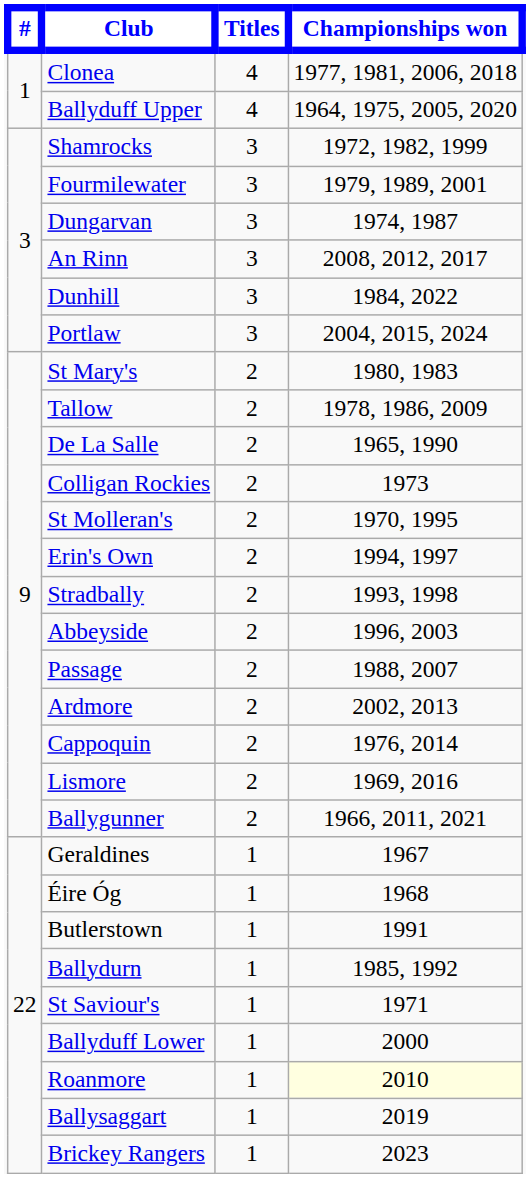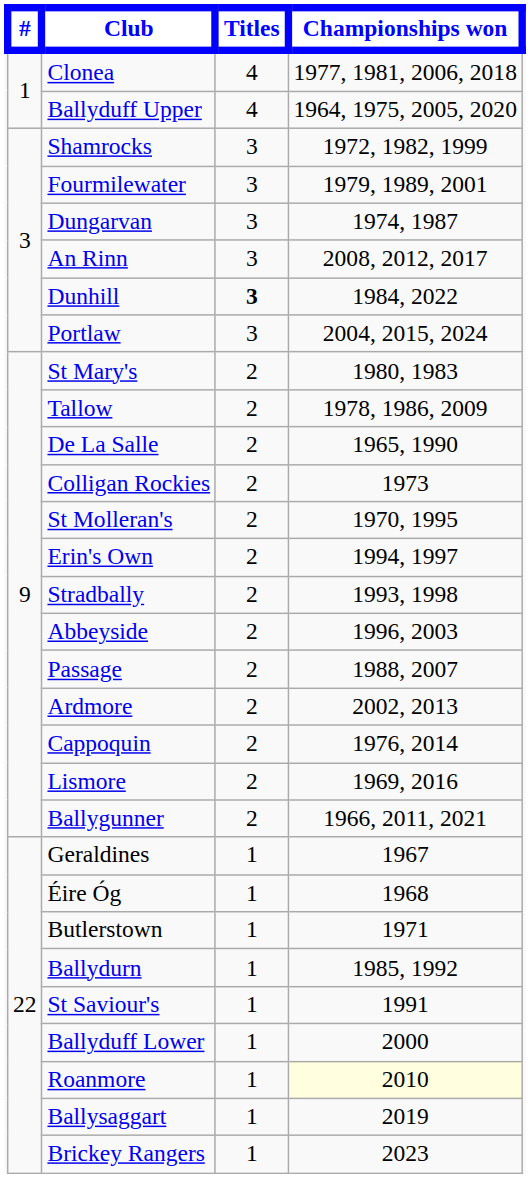(252, 296) normal -> (252, 296) bold
(405, 930) 1991 -> (405, 930) 1971
(405, 1004) 1971 -> (405, 1004) 1991
